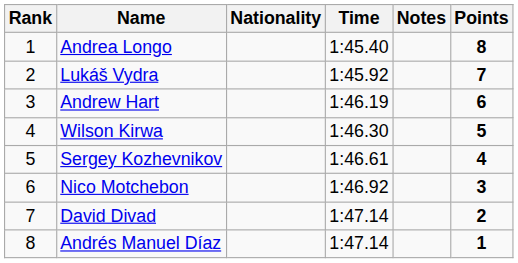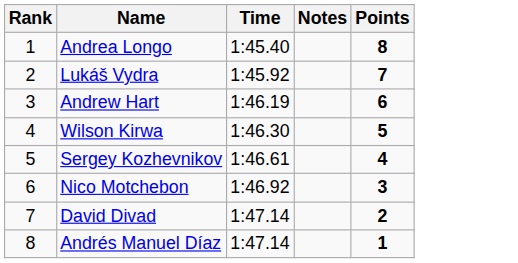- column: (276, 18)
